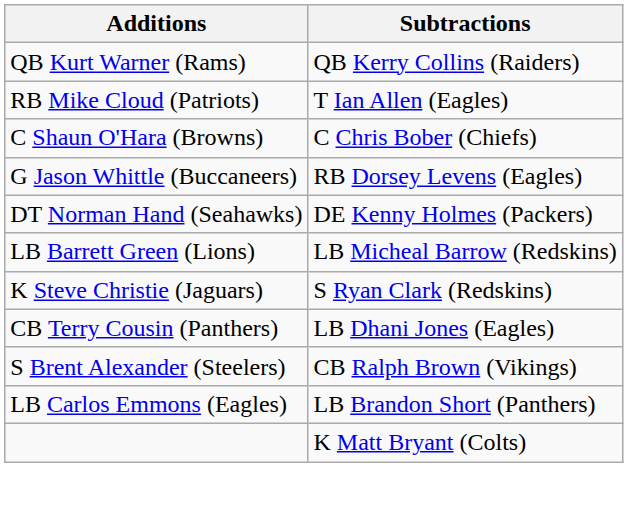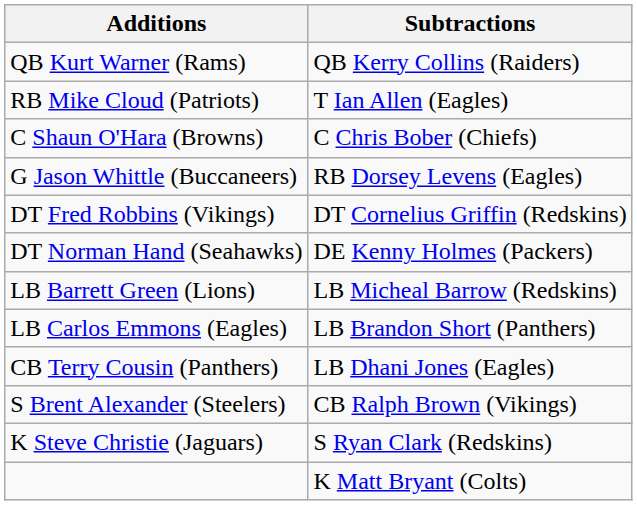+ row: (142, 213)
rows swapped: (149, 404) <-> (137, 289)
